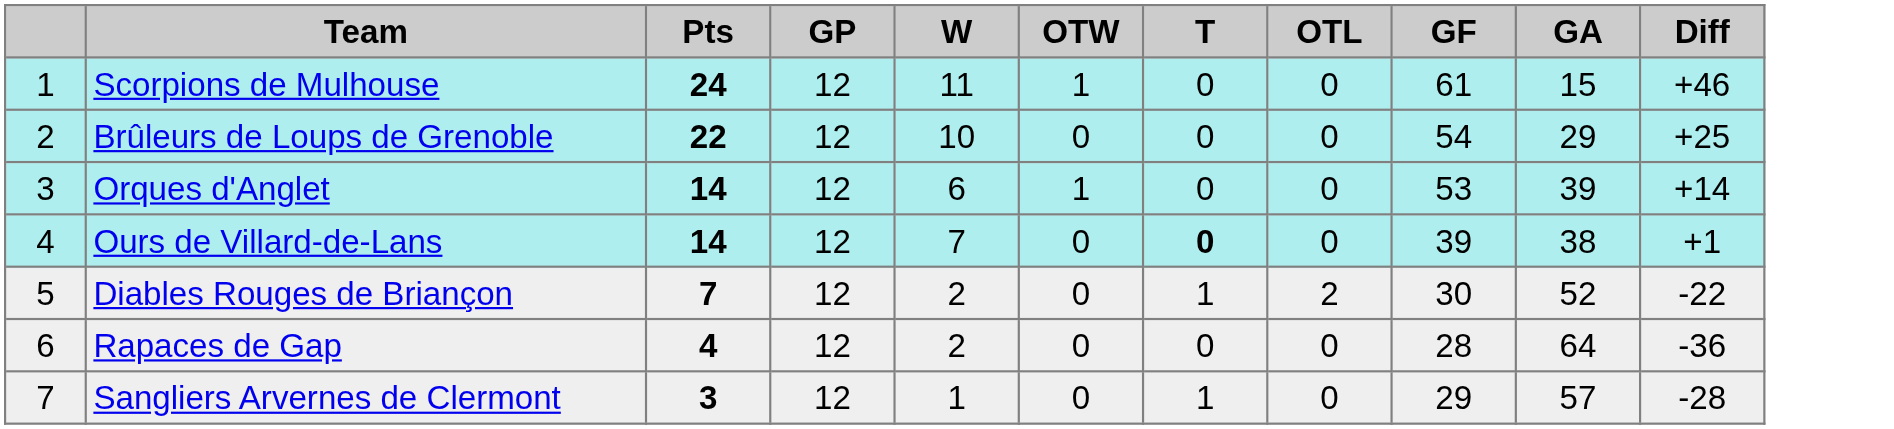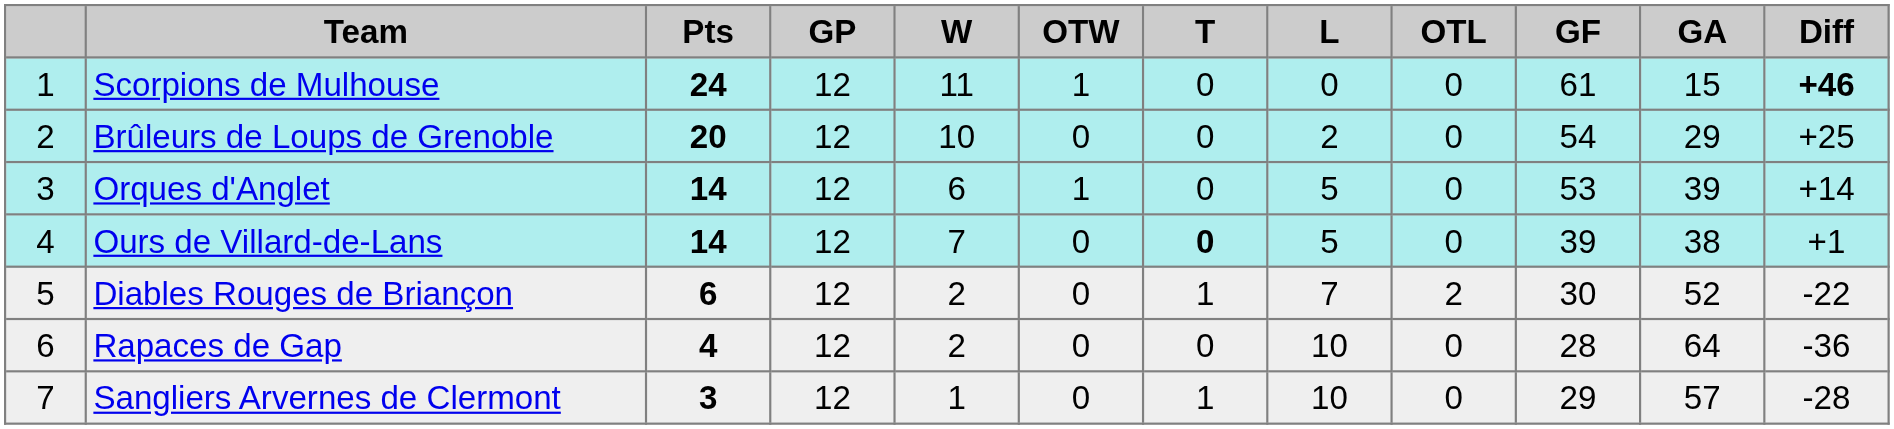+ column: (1329, 31)
(1702, 84) normal -> (1826, 84) bold
(708, 136) 22 -> (708, 136) 20
(708, 293) 7 -> (708, 293) 6
